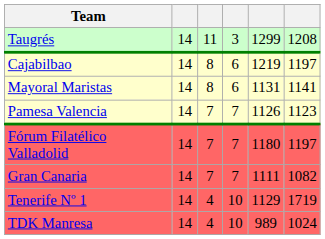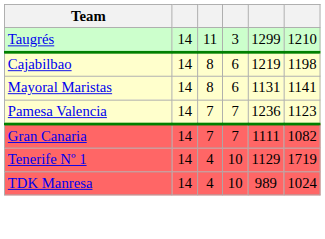(302, 39) 1208 -> (302, 39) 1210
(302, 64) 1197 -> (302, 64) 1198
(266, 111) 1126 -> (266, 111) 1236
- row: (57, 144)
